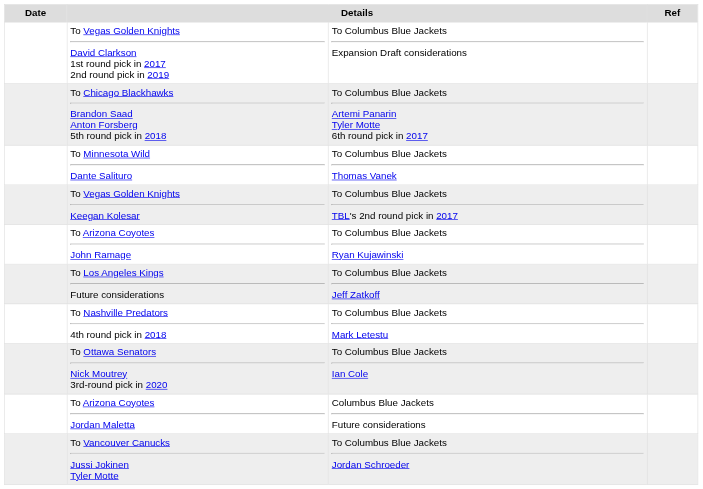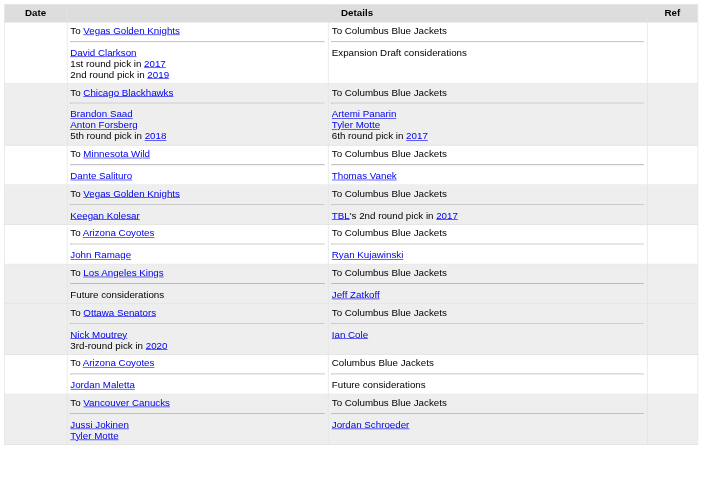- row: (198, 323)
